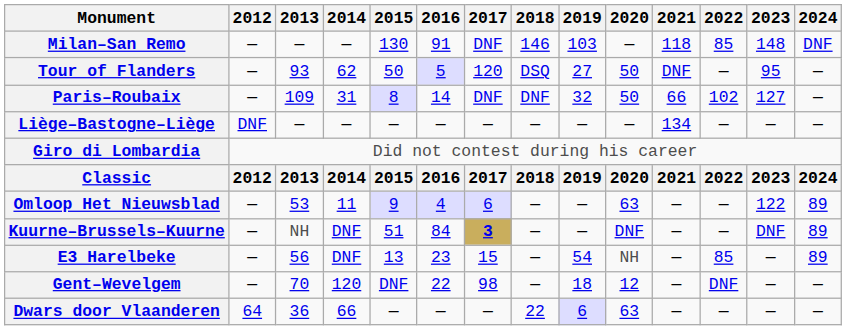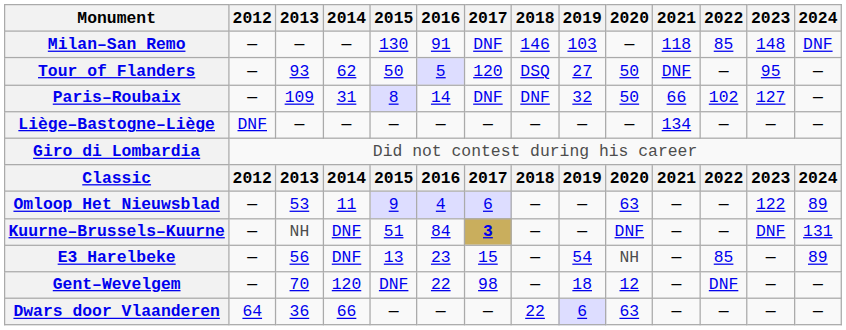(818, 232) 89 -> (818, 232) 131
